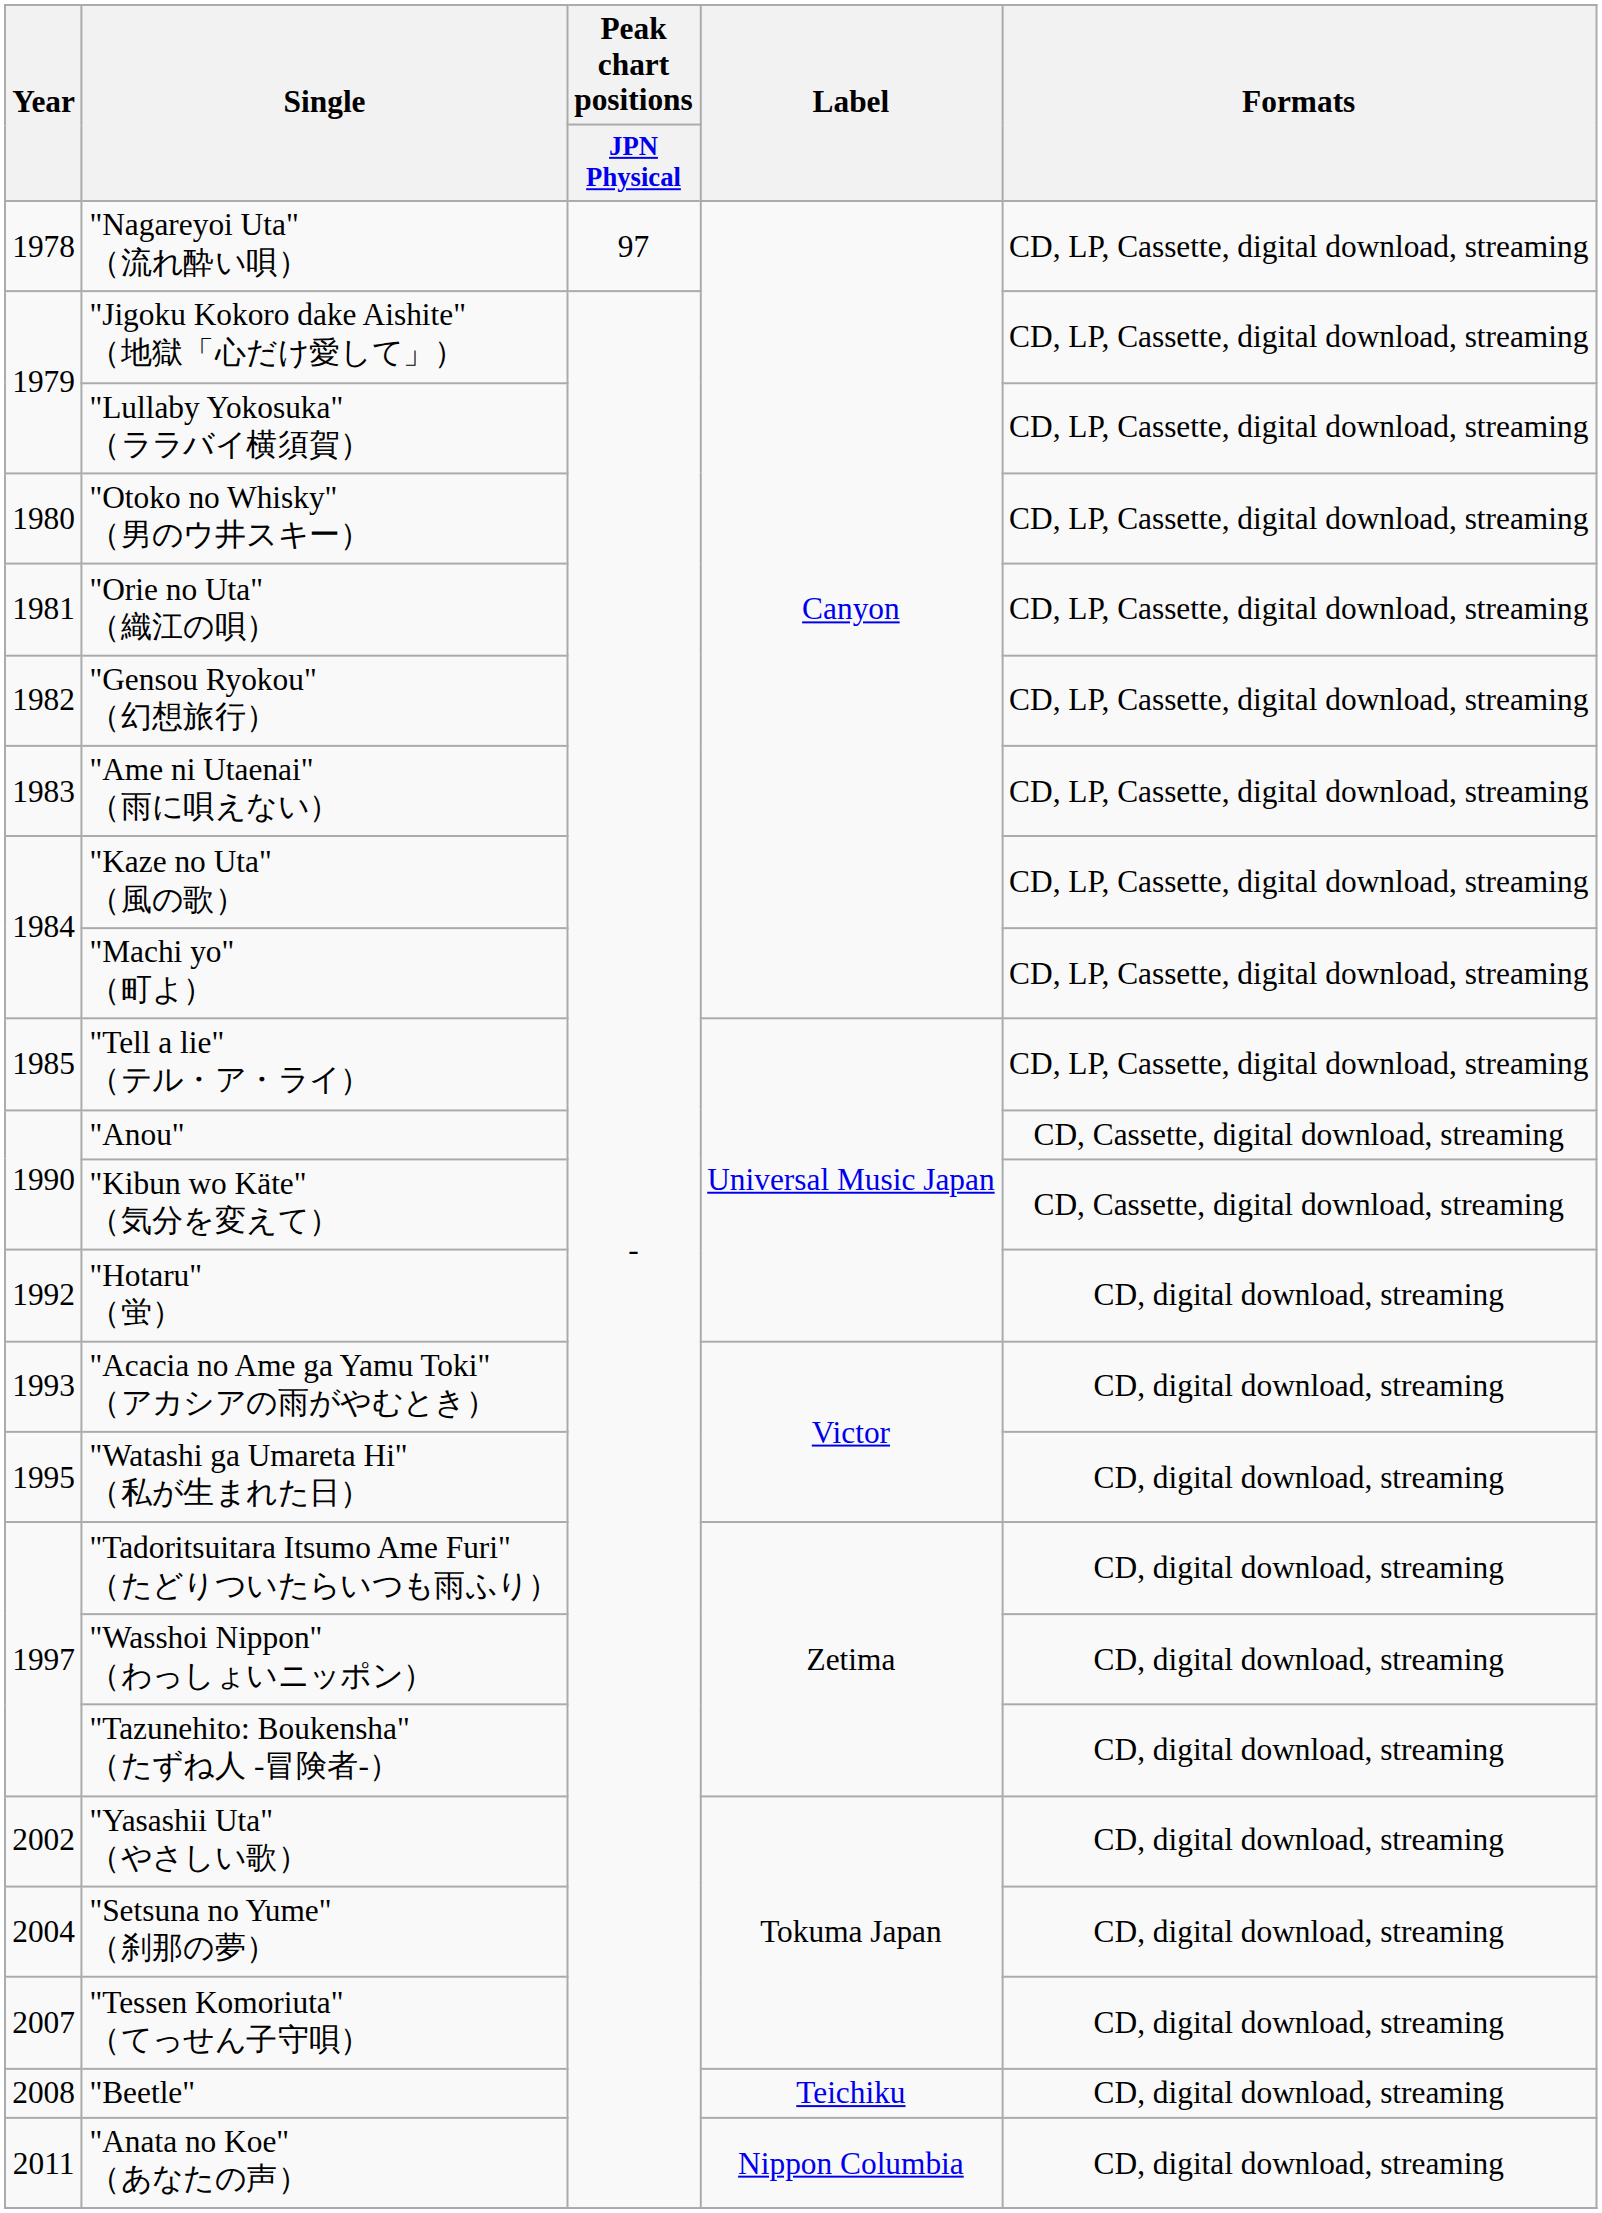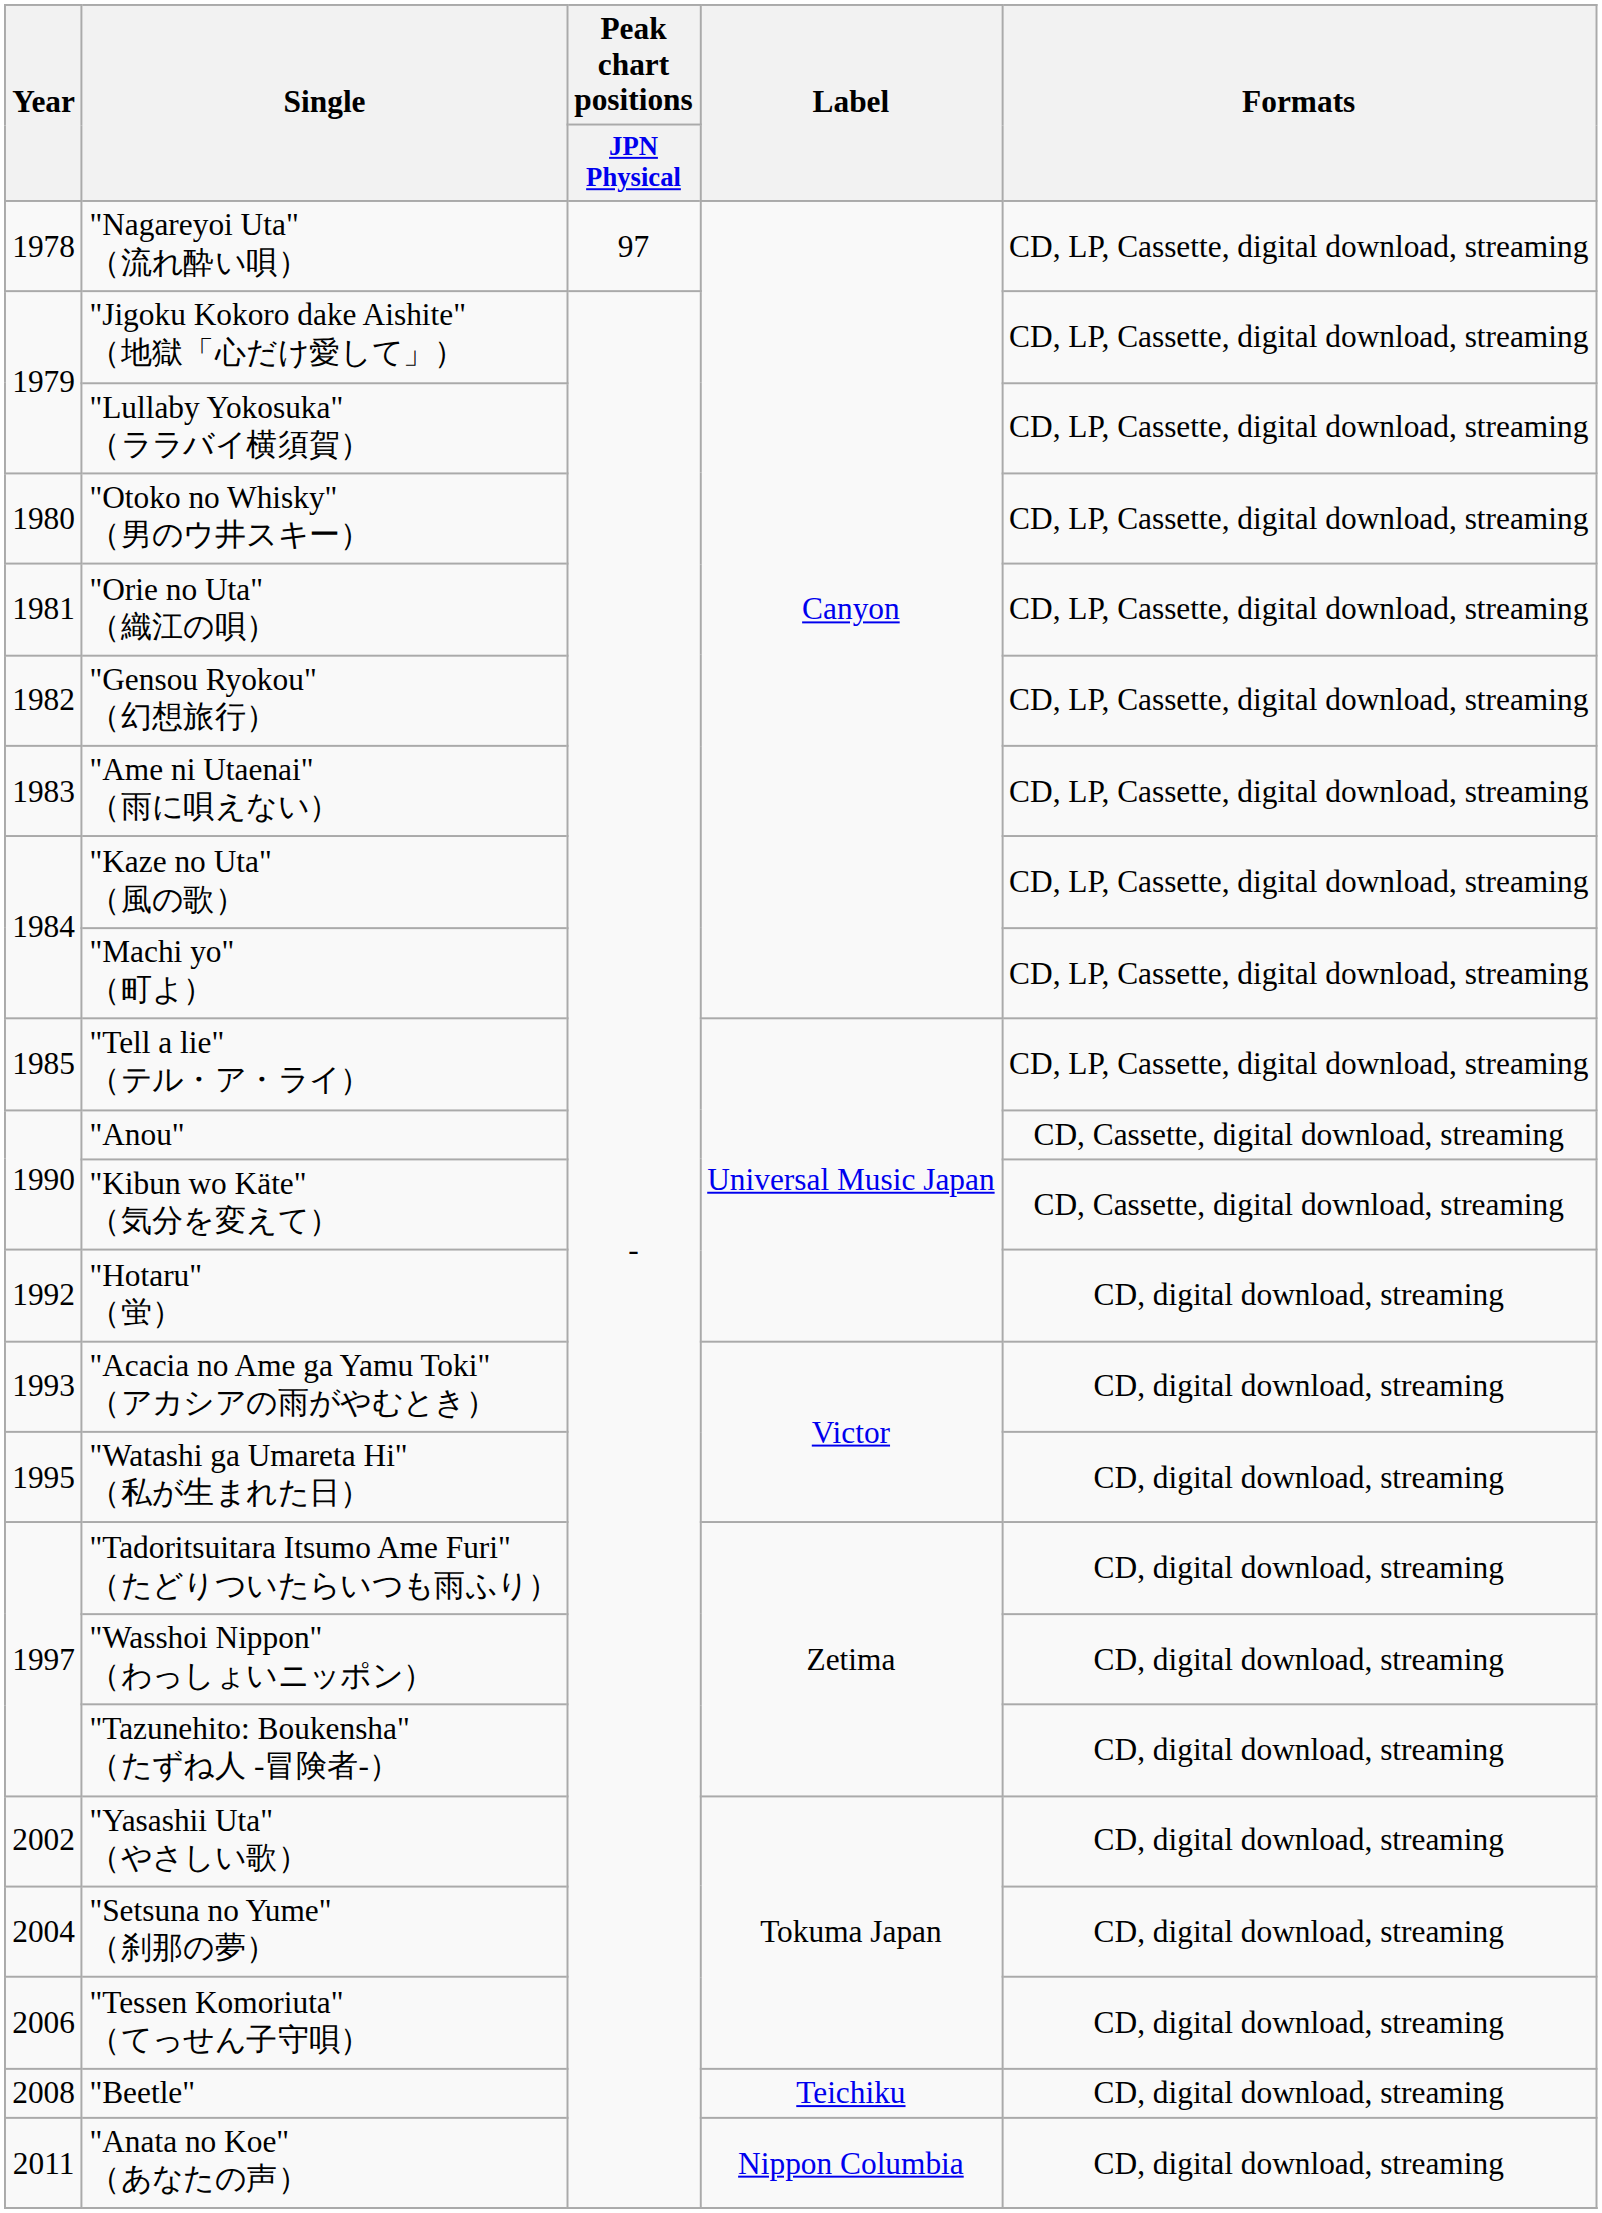(44, 2022) 2007 -> (44, 2022) 2006
